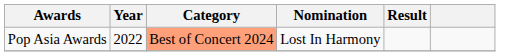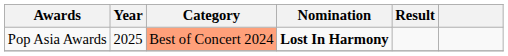(128, 39) 2022 -> (128, 39) 2025
(330, 39) normal -> (334, 39) bold
